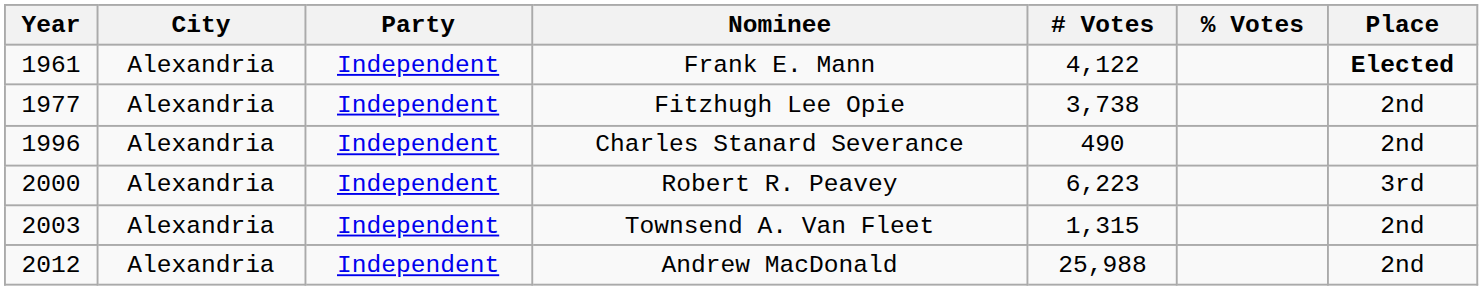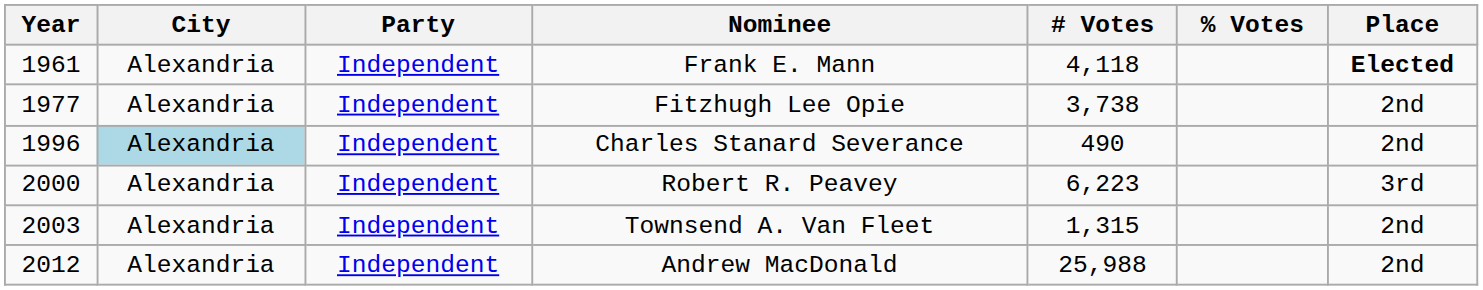(1103, 65) 4,122 -> (1103, 65) 4,118
(201, 145) no background -> (201, 145) lightblue background
